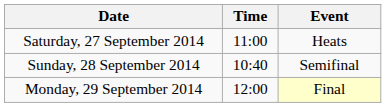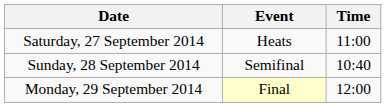columns swapped: (250, 16) <-> (329, 16)
